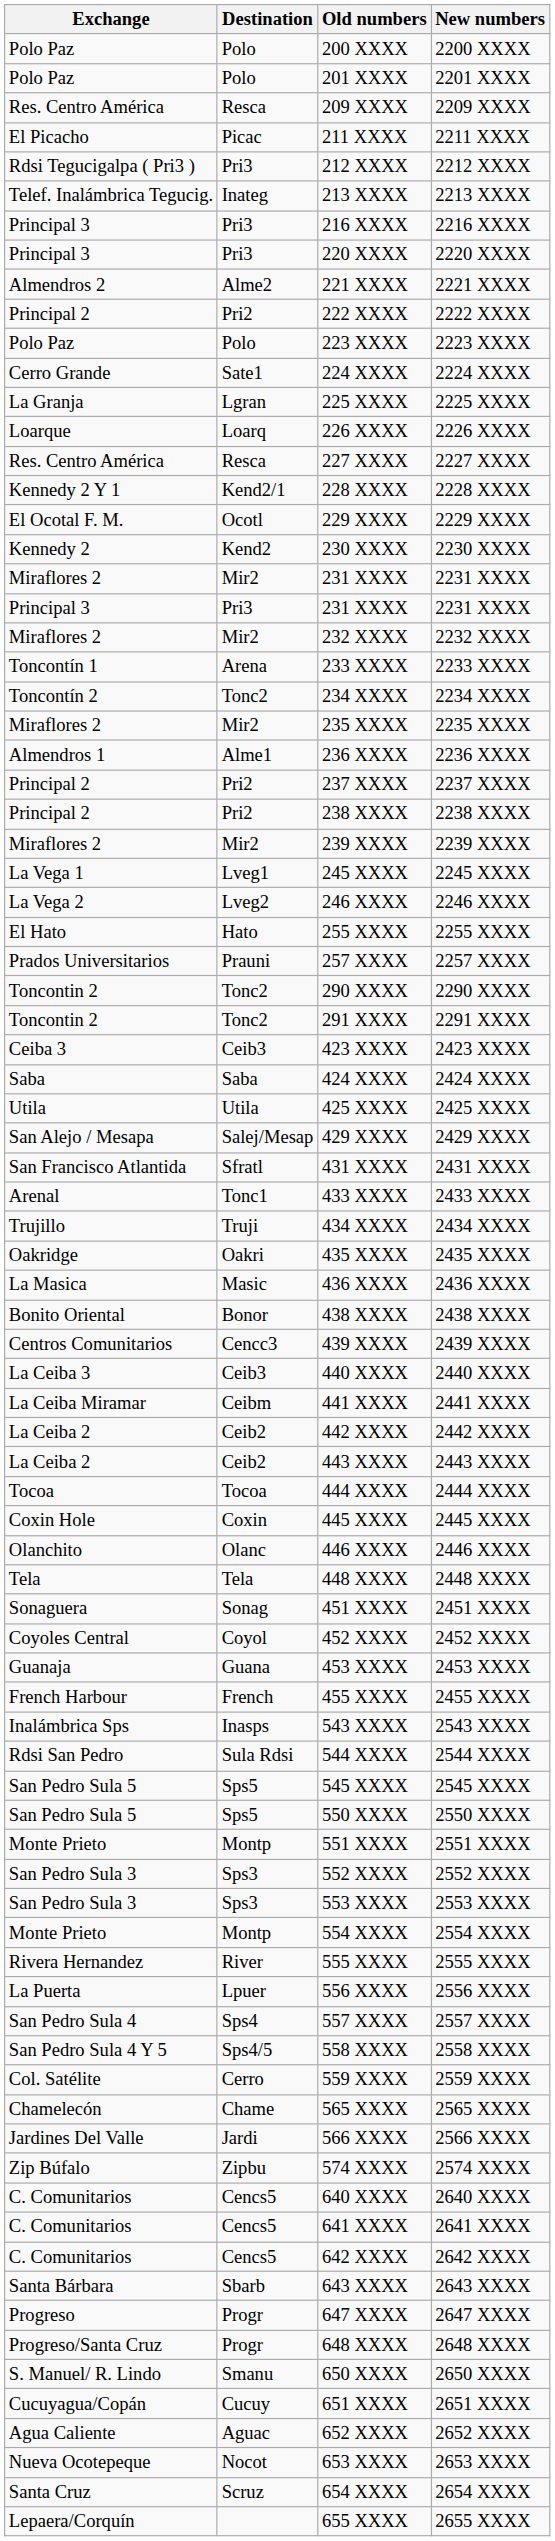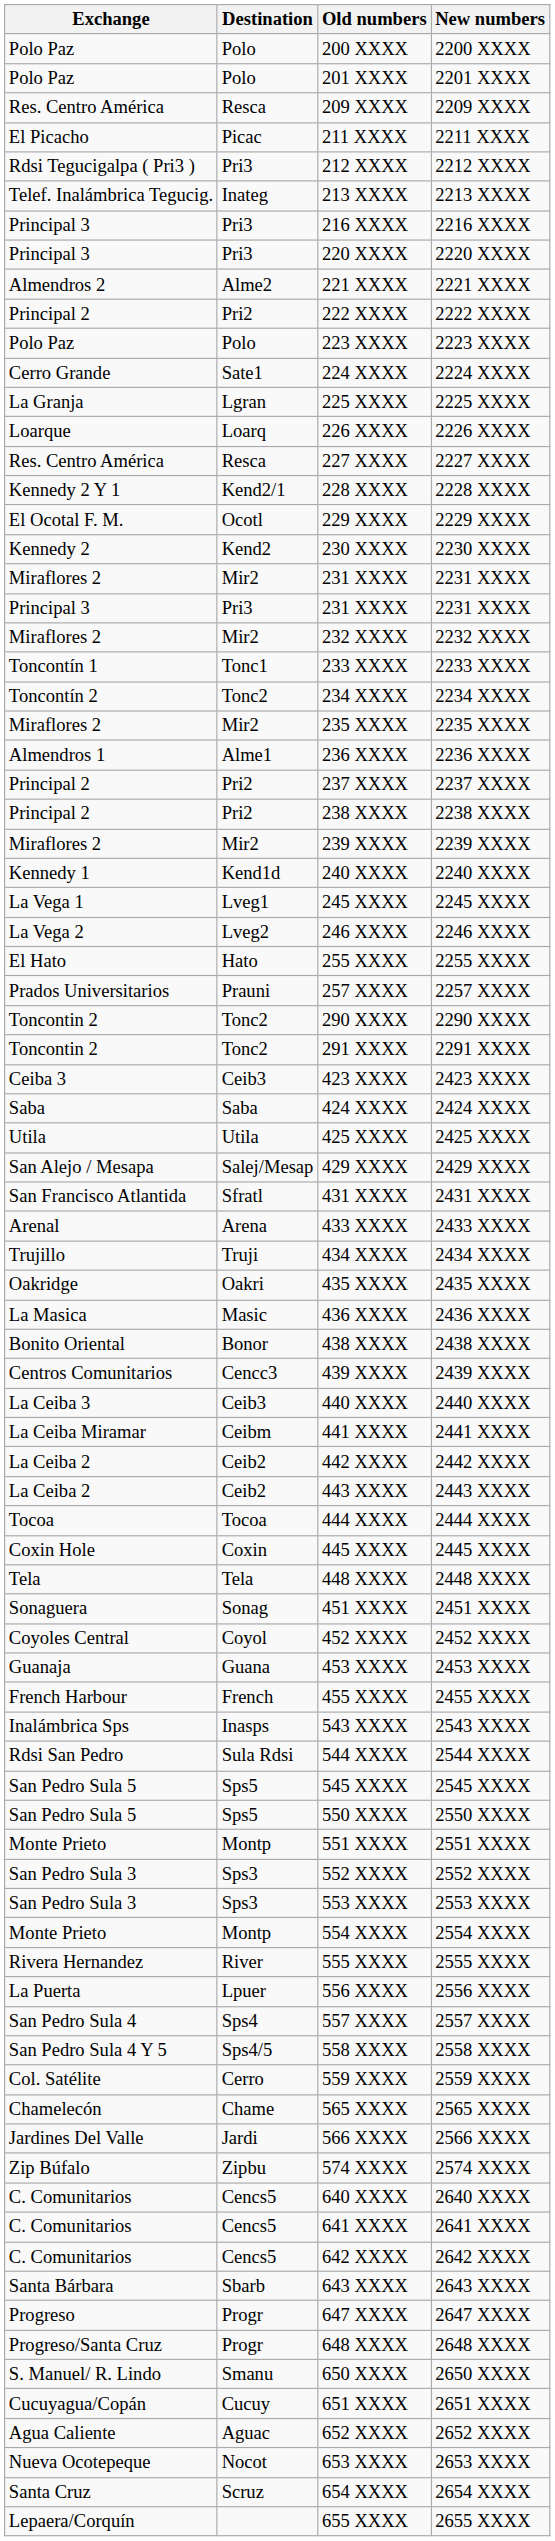(244, 666) Arena -> (245, 666) Tonc1
+ row: (49, 872)
(245, 1196) Tonc1 -> (244, 1226) Arena
- row: (45, 1549)
